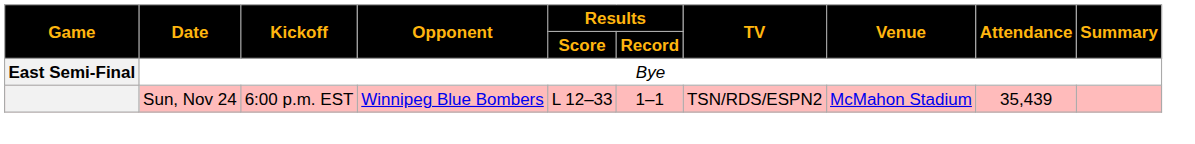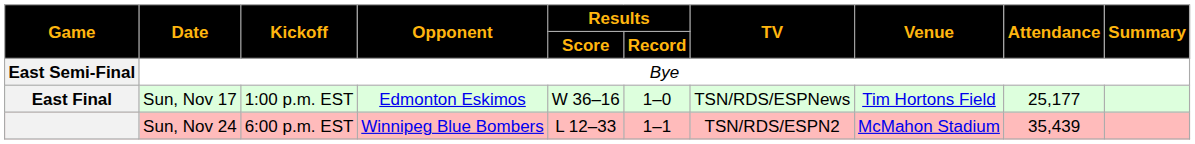+ row: (72, 99)
